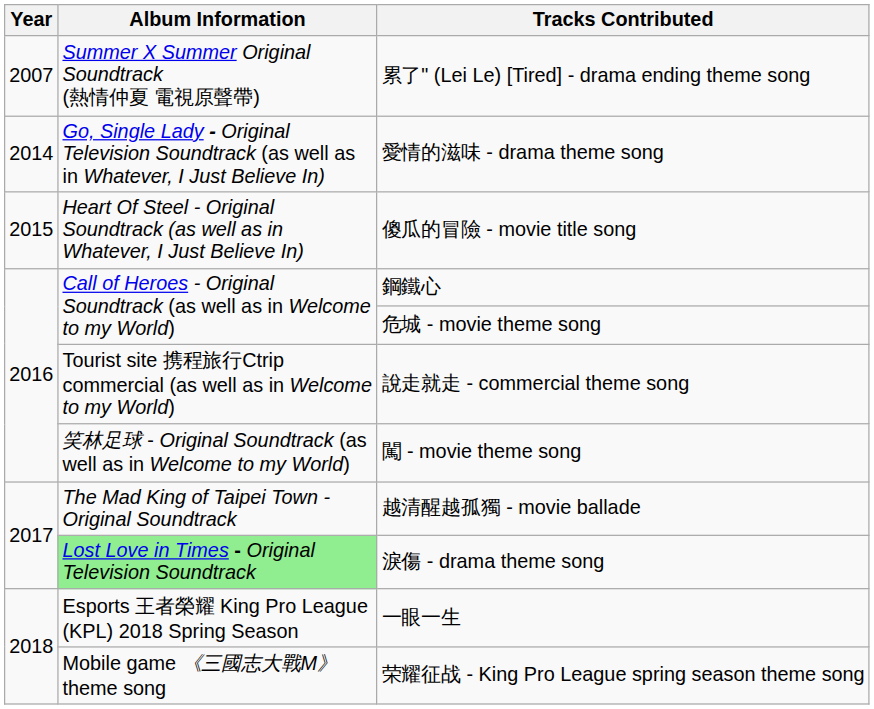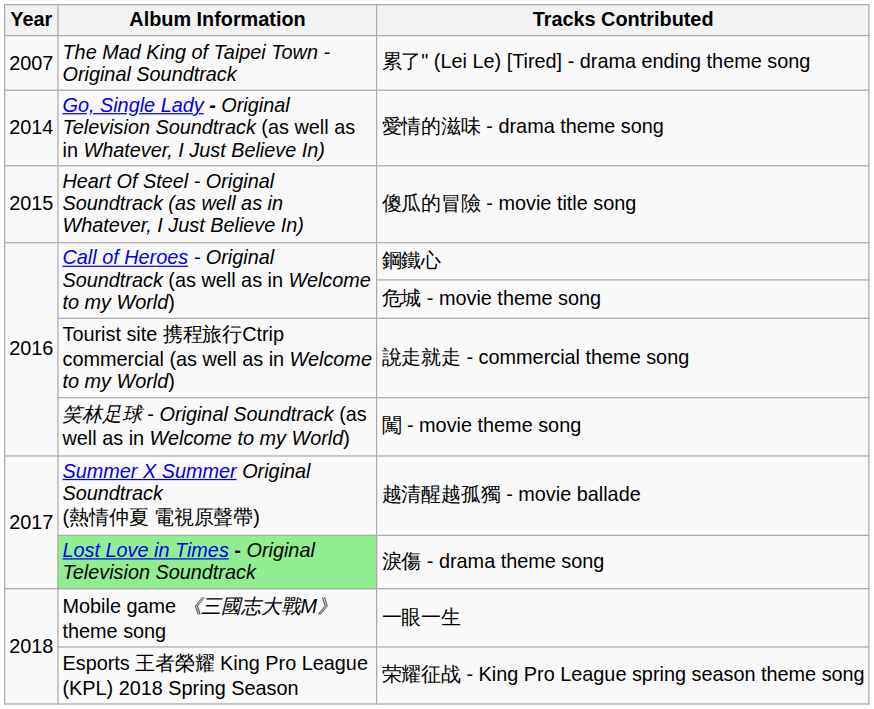(187, 74) Summer X Summer Original Soundtrack (熱情仲夏 電視原聲帶) -> (196, 62) The Mad King of Taipei Town - Original Soundtrack
(196, 508) The Mad King of Taipei Town - Original Soundtrack -> (187, 494) Summer X Summer Original Soundtrack (熱情仲夏 電視原聲帶)
(215, 618) Esports 王者榮耀 King Pro League (KPL) 2018 Spring Season -> (200, 618) Mobile game 《三國志大戰M》 theme song
(200, 675) Mobile game 《三國志大戰M》 theme song -> (215, 675) Esports 王者榮耀 King Pro League (KPL) 2018 Spring Season
